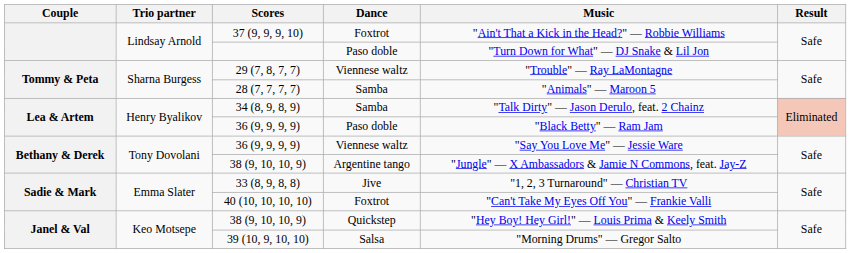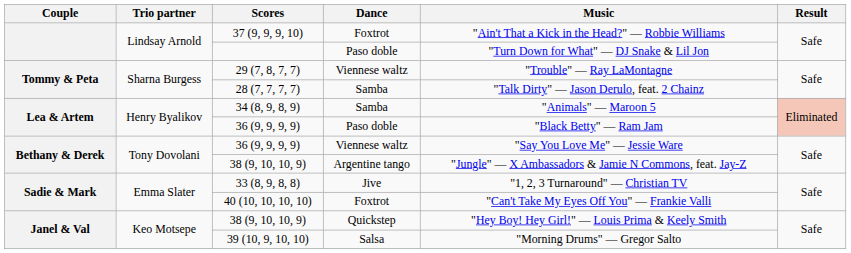(599, 88) "Animals" — Maroon 5 -> (599, 88) "Talk Dirty" — Jason Derulo, feat. 2 Chainz
(599, 107) "Talk Dirty" — Jason Derulo, feat. 2 Chainz -> (599, 107) "Animals" — Maroon 5
